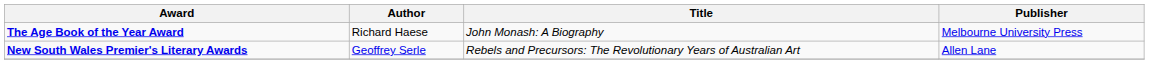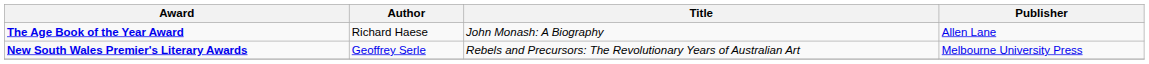(1012, 31) Melbourne University Press -> (969, 31) Allen Lane
(969, 50) Allen Lane -> (1012, 50) Melbourne University Press
